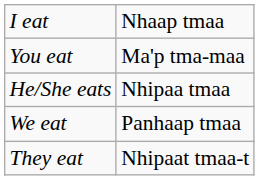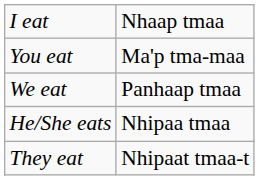rows swapped: (61, 89) <-> (38, 123)
